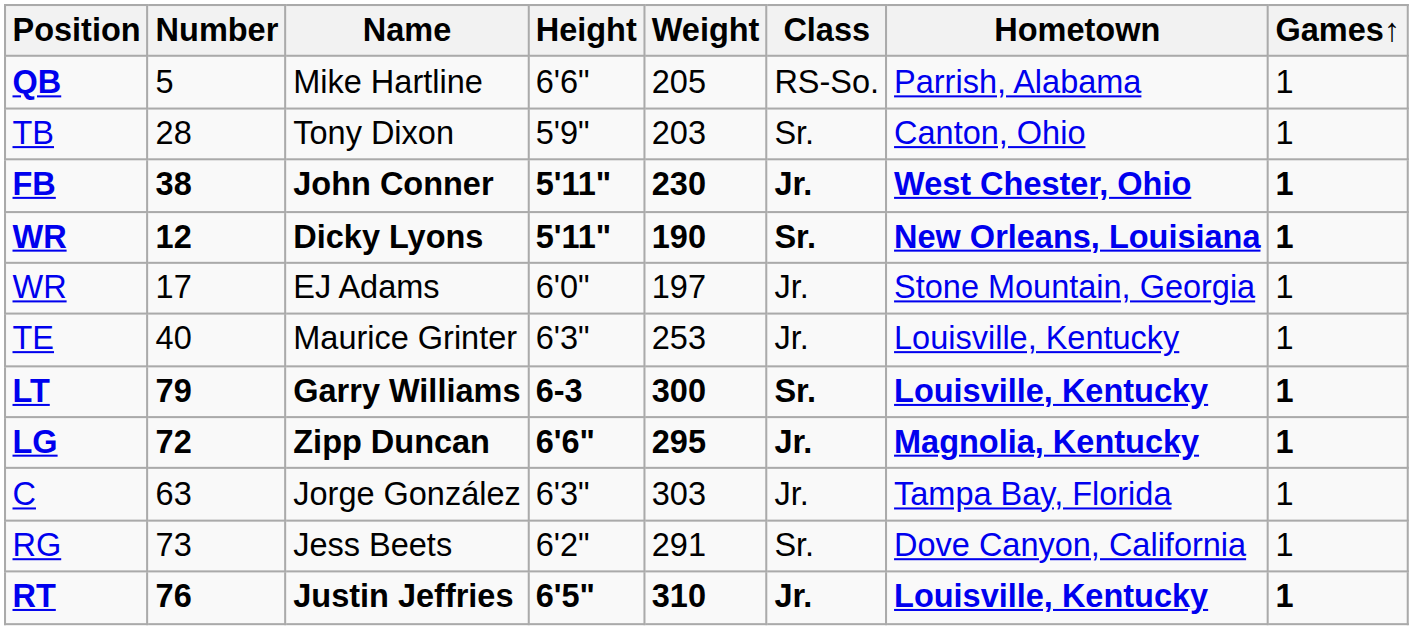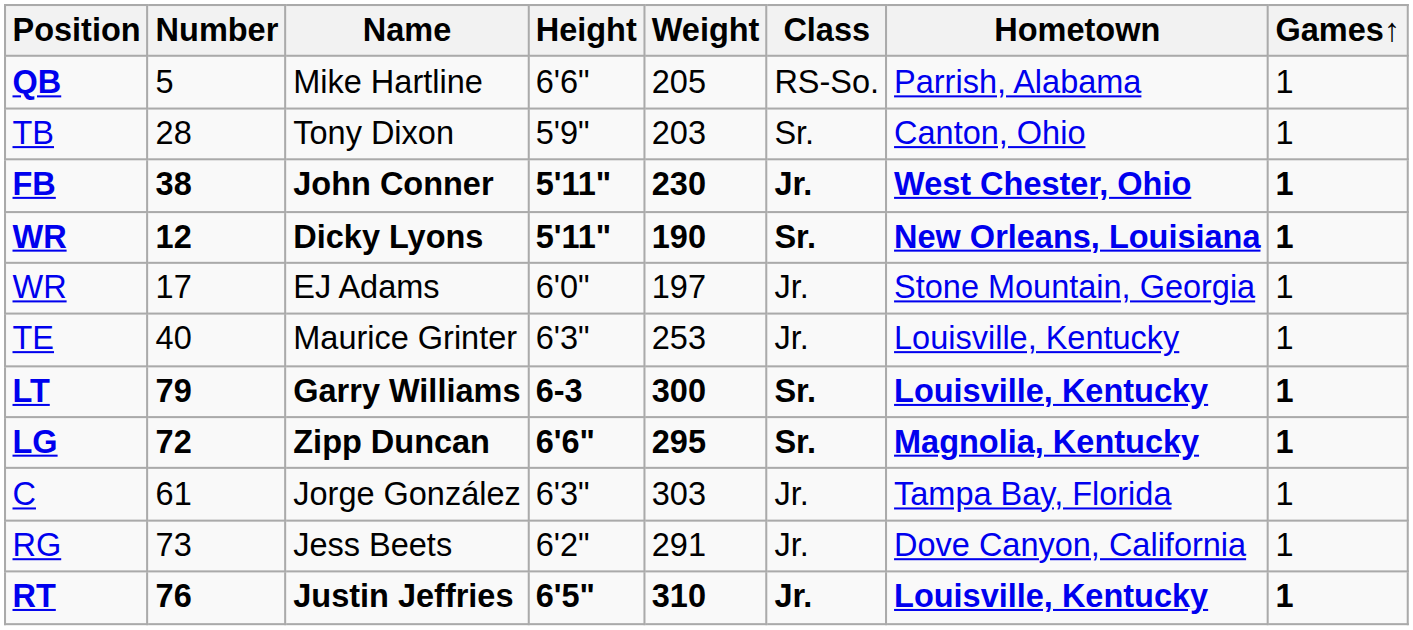(793, 442) Jr. -> (795, 442) Sr.
(174, 493) 63 -> (174, 493) 61
(794, 545) Sr. -> (792, 545) Jr.
